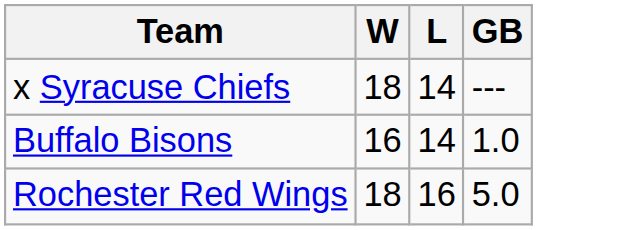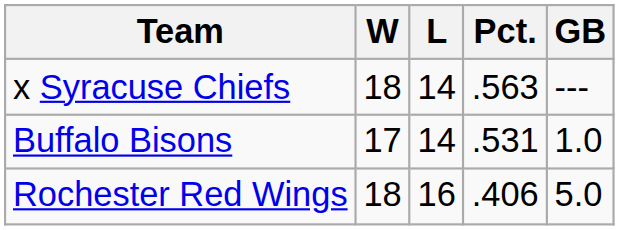+ column: (505, 31)
(383, 140) 16 -> (383, 140) 17
